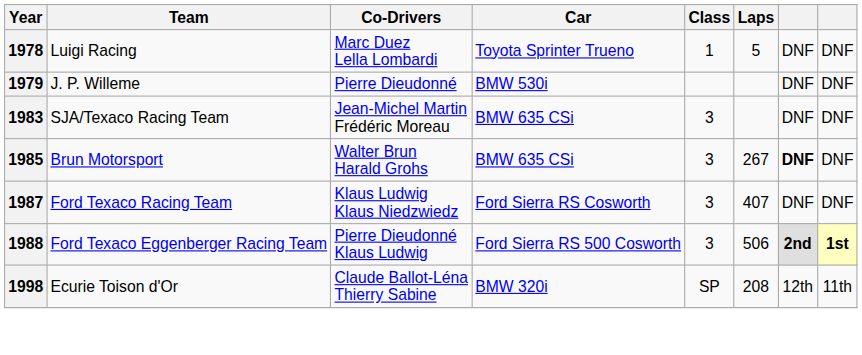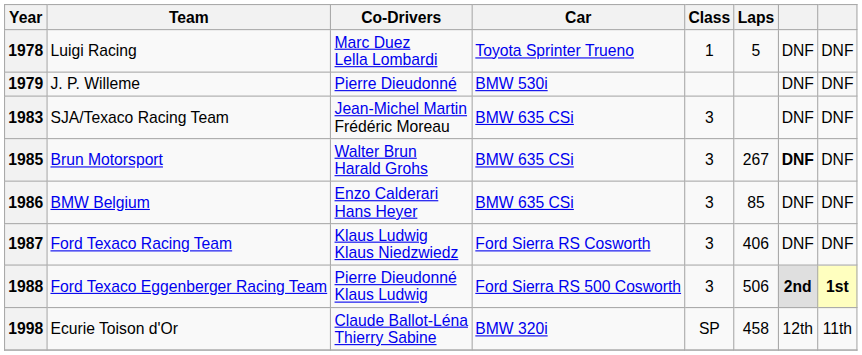+ row: (26, 202)
(756, 202) 407 -> (756, 245) 406
(756, 287) 208 -> (756, 329) 458
